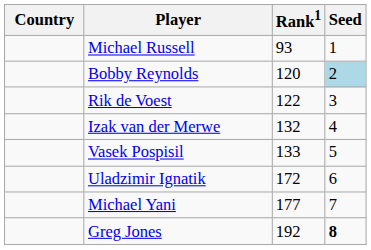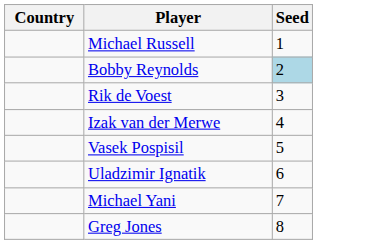- column: (299, 19)
(333, 231) bold -> (280, 226) normal
